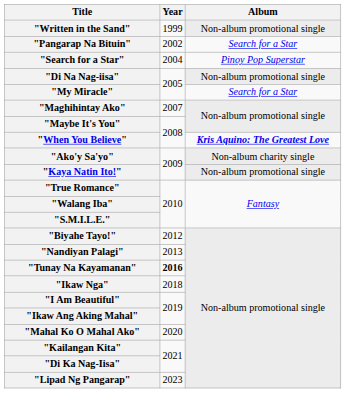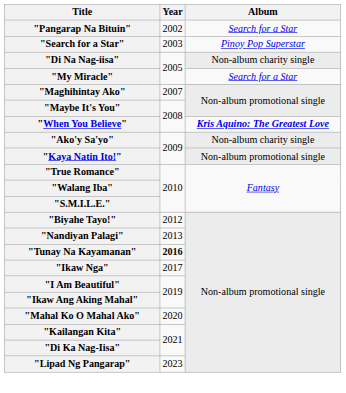- row: (82, 28)
(173, 60) 2004 -> (173, 44) 2003
(263, 76) Non-album promotional single -> (263, 60) Non-album charity single
(173, 284) 2018 -> (173, 268) 2017
